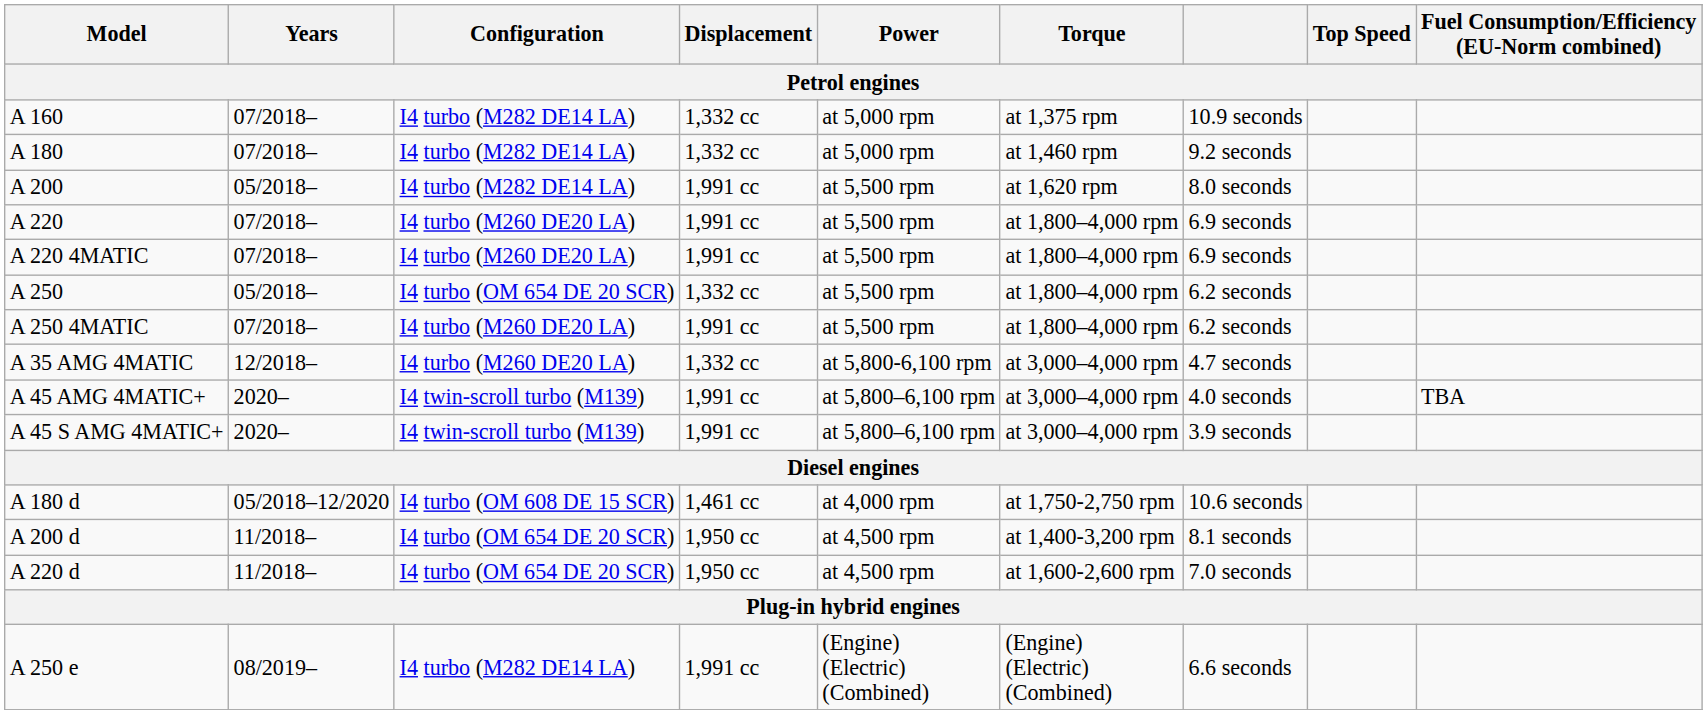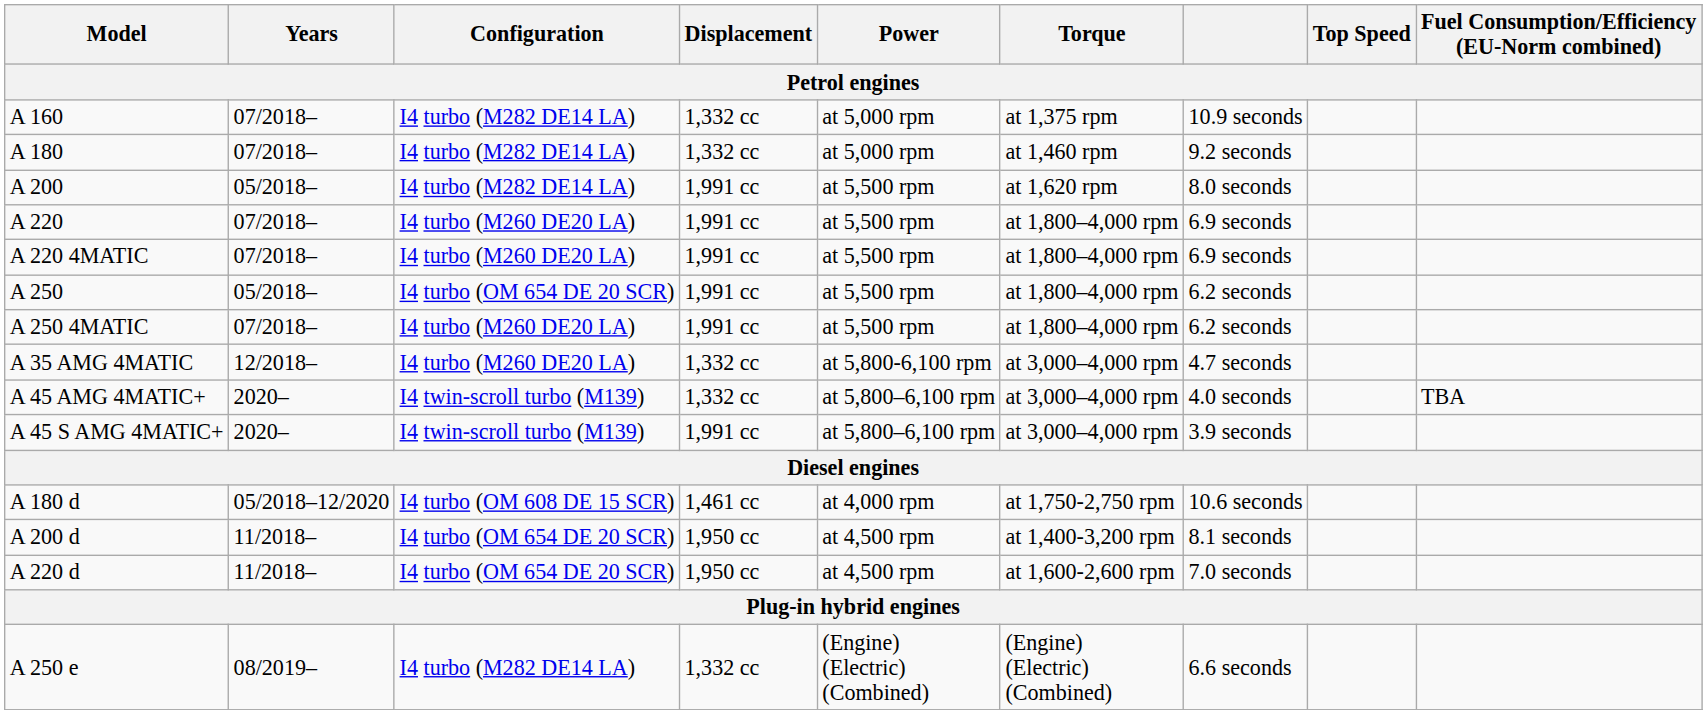(722, 291) 1,332 cc -> (722, 291) 1,991 cc
(722, 397) 1,991 cc -> (722, 397) 1,332 cc
(722, 666) 1,991 cc -> (722, 666) 1,332 cc
